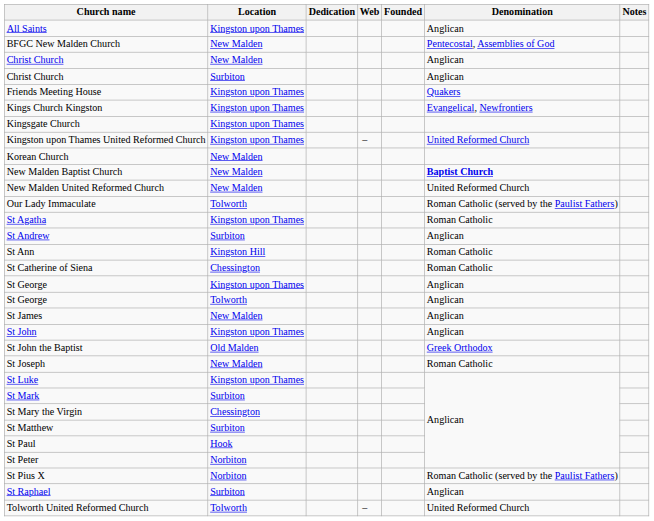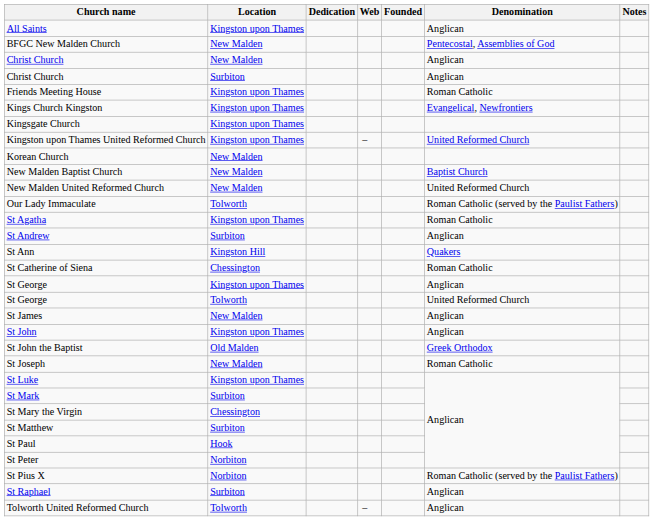(444, 92) Quakers -> (460, 92) Roman Catholic
(460, 172) bold -> (457, 172) normal
(460, 252) Roman Catholic -> (444, 252) Quakers
(445, 300) Anglican -> (478, 300) United Reformed Church
(478, 508) United Reformed Church -> (445, 508) Anglican
